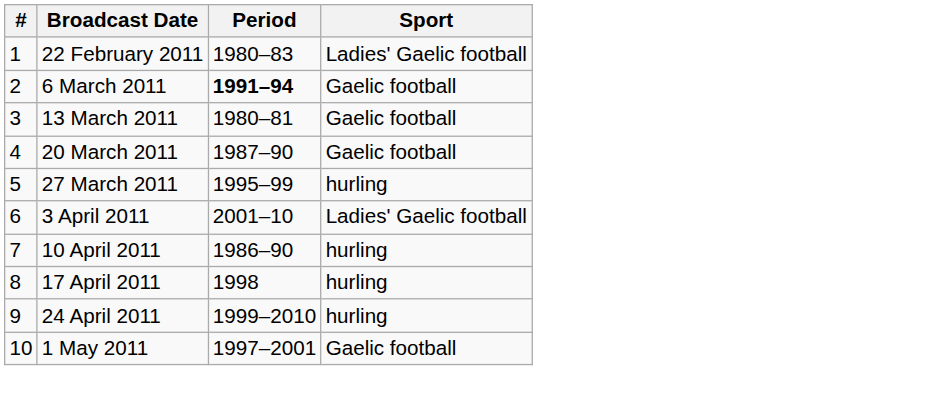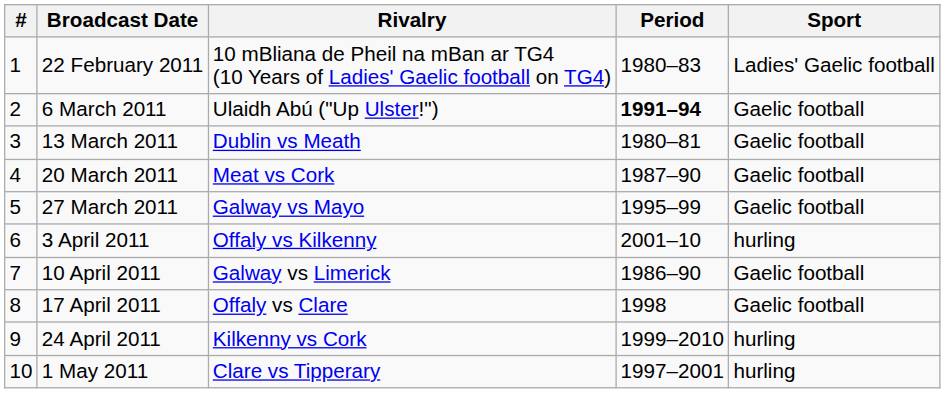+ column: (412, 20)
(357, 184) hurling -> (799, 207) Gaelic football
(426, 217) Ladies' Gaelic football -> (764, 240) hurling
(357, 250) hurling -> (799, 273) Gaelic football
(357, 282) hurling -> (799, 305) Gaelic football
(391, 348) Gaelic football -> (764, 371) hurling
